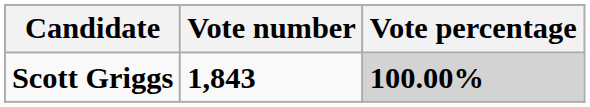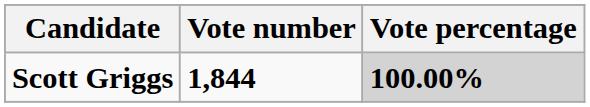(221, 76) 1,843 -> (221, 76) 1,844
